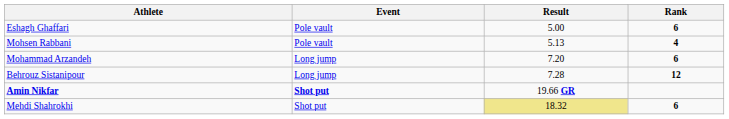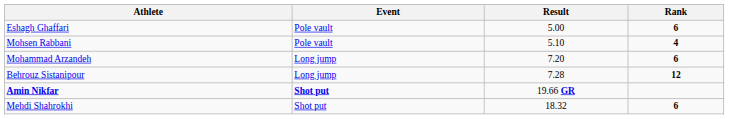(556, 44) 5.13 -> (556, 44) 5.10
(556, 106) khaki background -> (556, 106) no background
